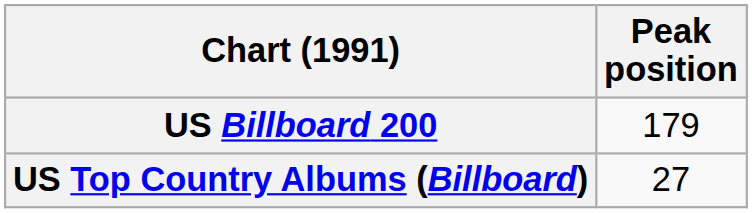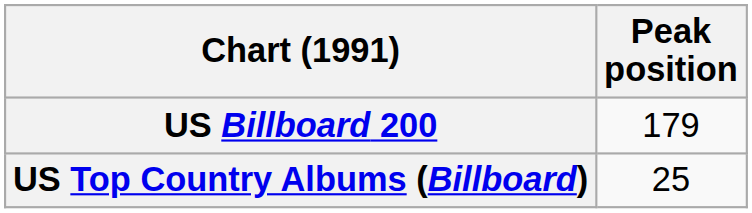(671, 179) 27 -> (671, 179) 25
